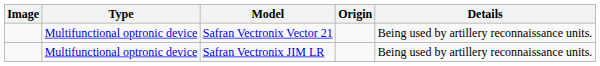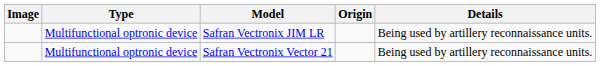rows swapped: (268, 33) <-> (264, 52)
